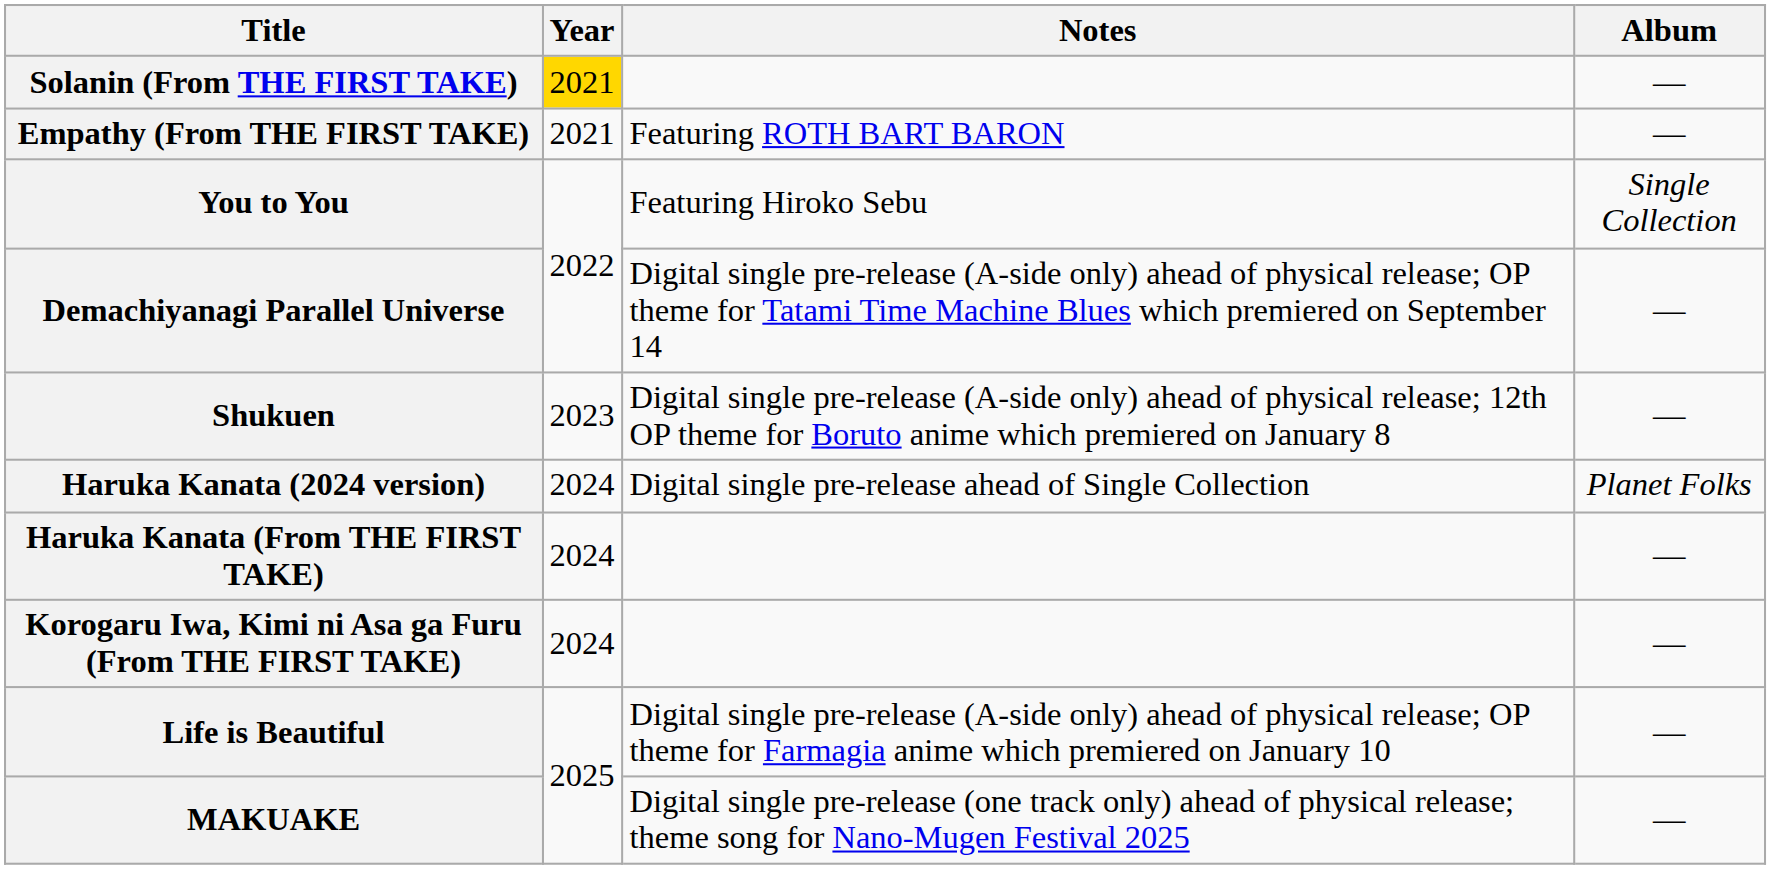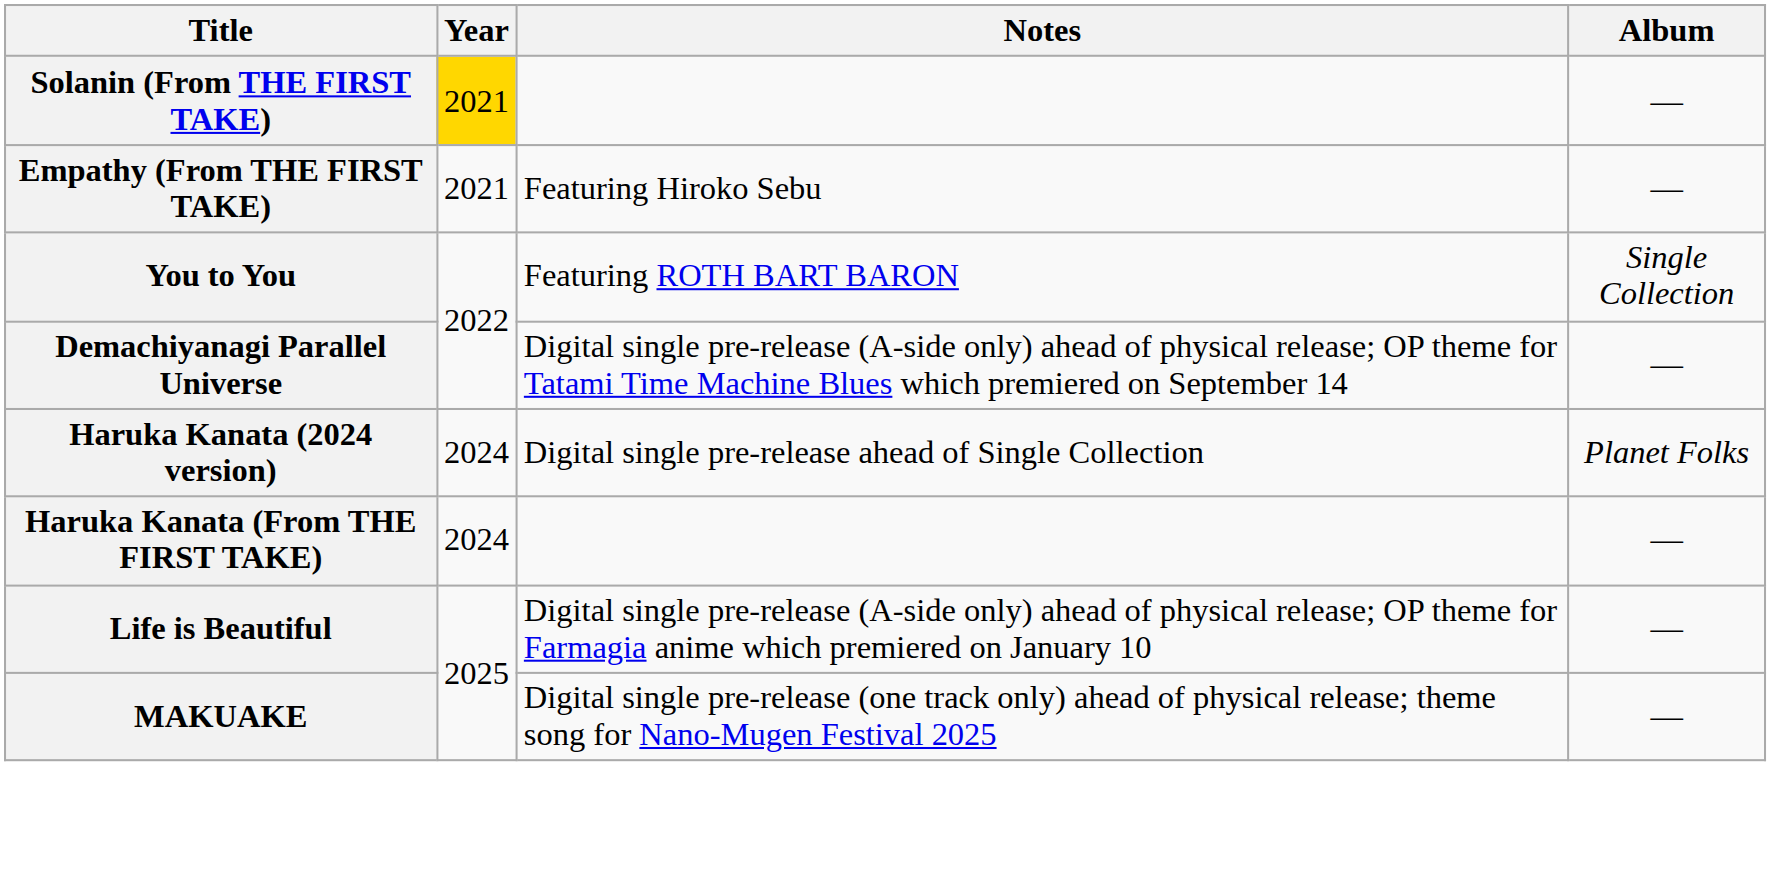(847, 133) Featuring ROTH BART BARON -> (673, 188) Featuring Hiroko Sebu
(778, 203) Featuring Hiroko Sebu -> (741, 276) Featuring ROTH BART BARON
- row: (274, 415)
- row: (274, 643)
